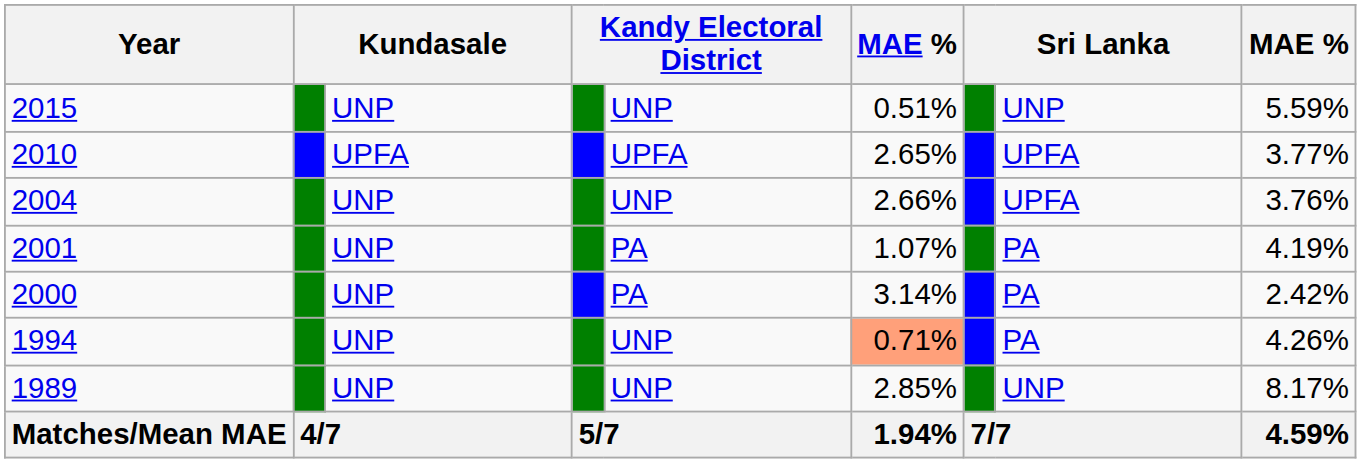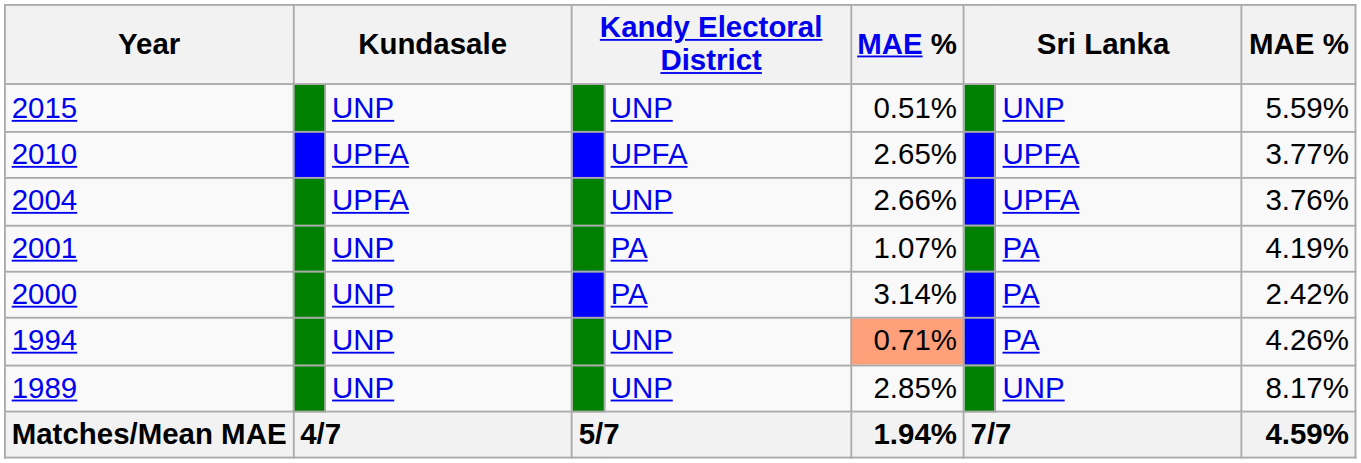(363, 201) UNP -> (371, 201) UPFA
